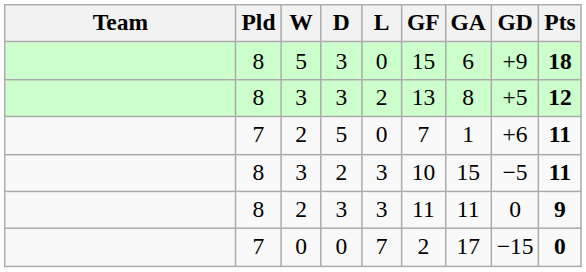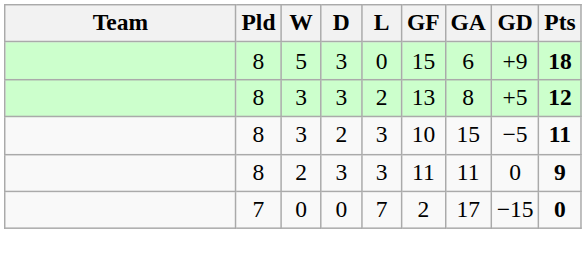- row: (301, 135)
